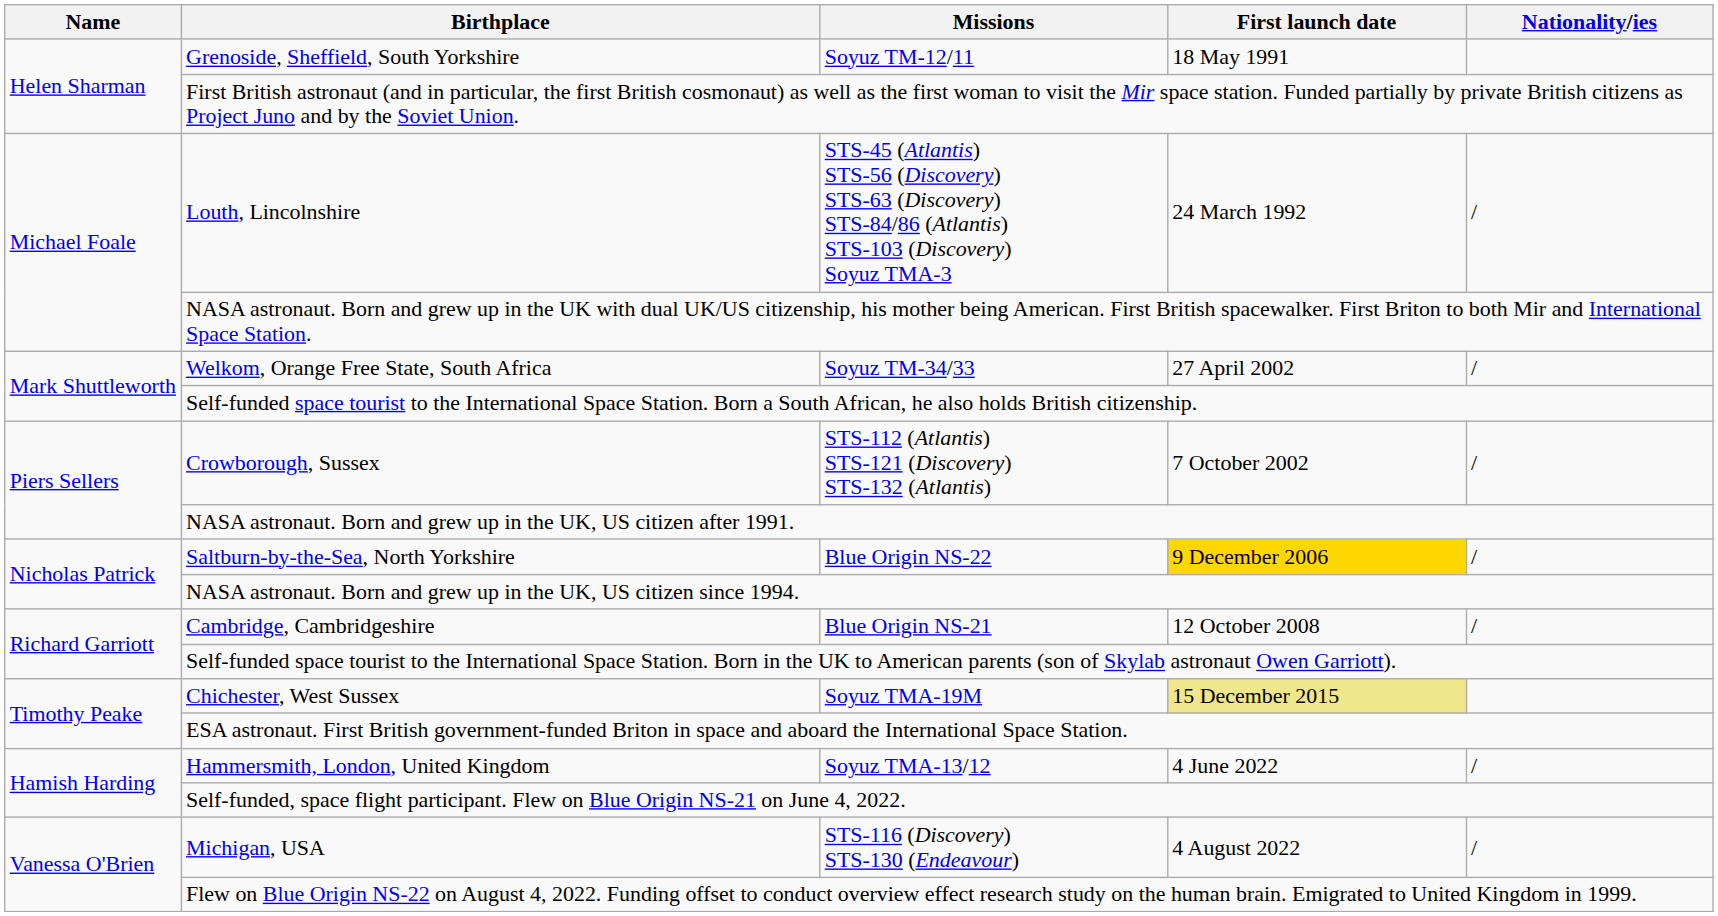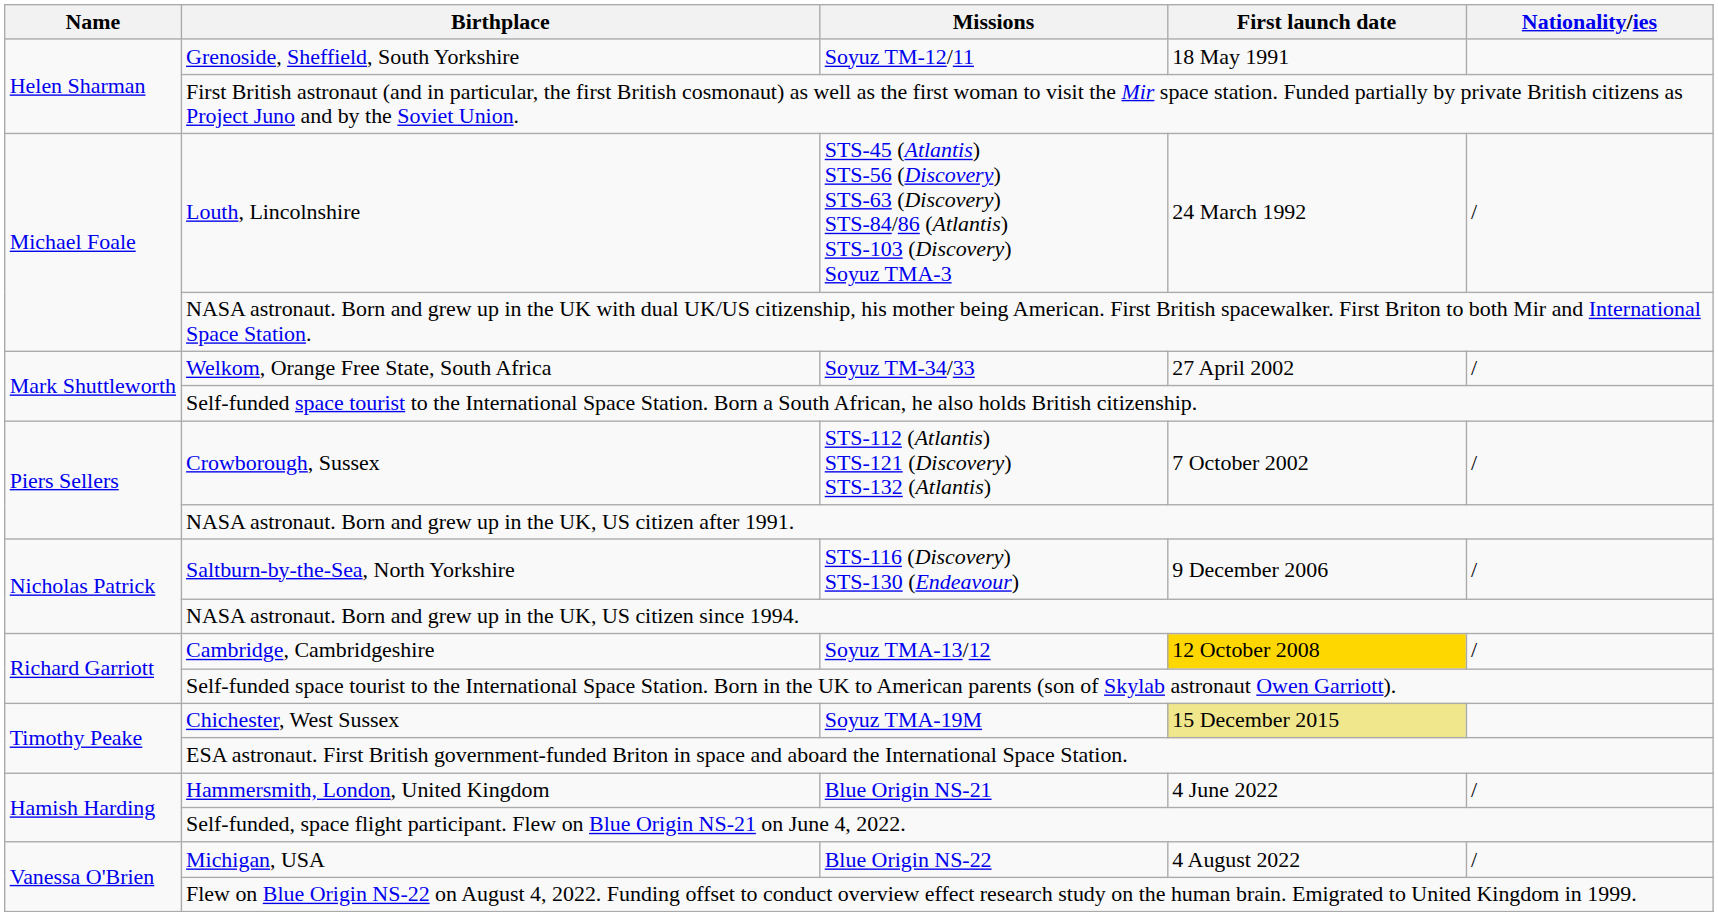(908, 556) Blue Origin NS-22 -> (922, 569) STS-116 (Discovery) STS-130 (Endeavour)
(1250, 556) gold background -> (1250, 569) no background
(908, 626) Blue Origin NS-21 -> (908, 650) Soyuz TMA-13/12
(1246, 626) no background -> (1246, 650) gold background
(908, 765) Soyuz TMA-13/12 -> (908, 789) Blue Origin NS-21
(922, 847) STS-116 (Discovery) STS-130 (Endeavour) -> (908, 859) Blue Origin NS-22
